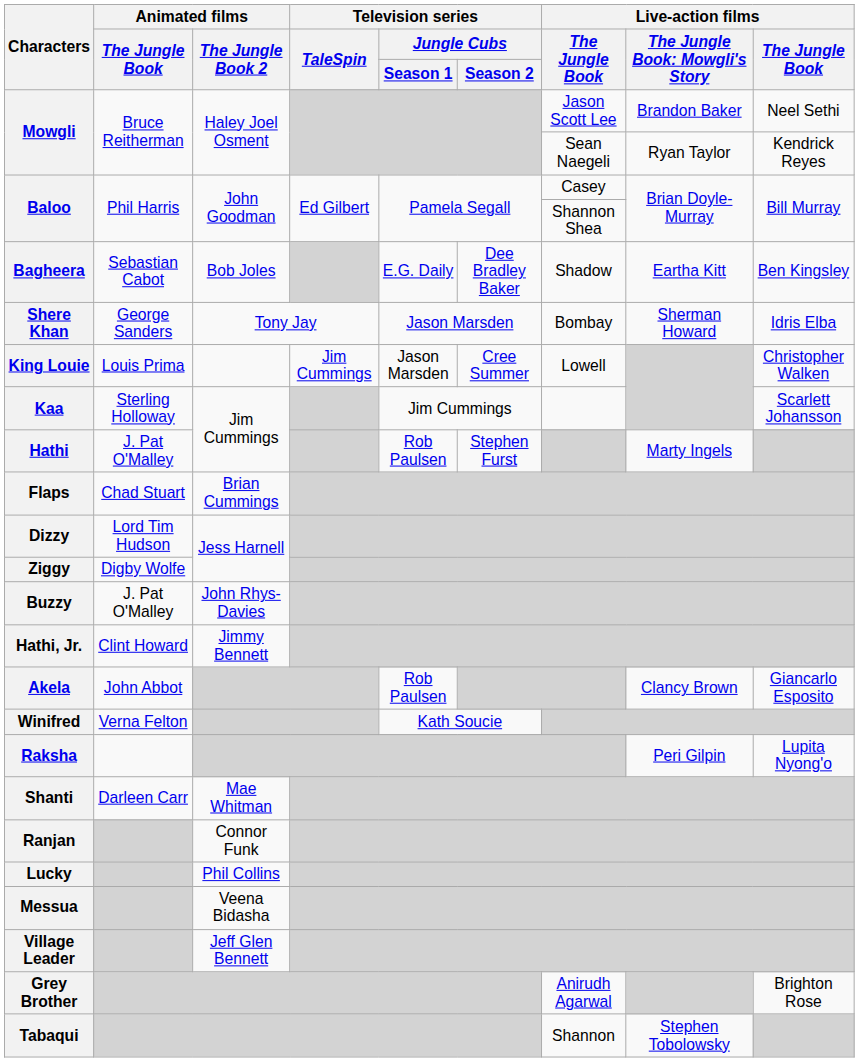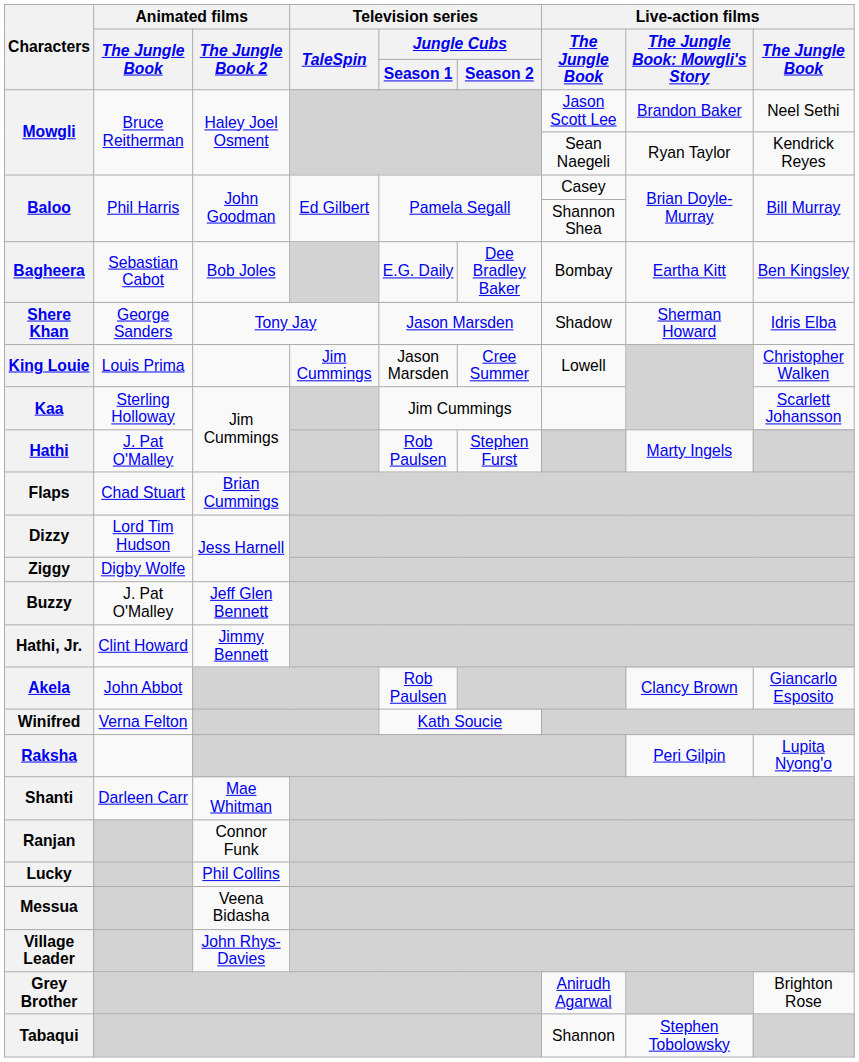(583, 271) Shadow -> (583, 271) Bombay
(583, 323) Bombay -> (583, 323) Shadow
(241, 603) John Rhys-Davies -> (241, 603) Jeff Glen Bennett
(241, 950) Jeff Glen Bennett -> (241, 950) John Rhys-Davies
